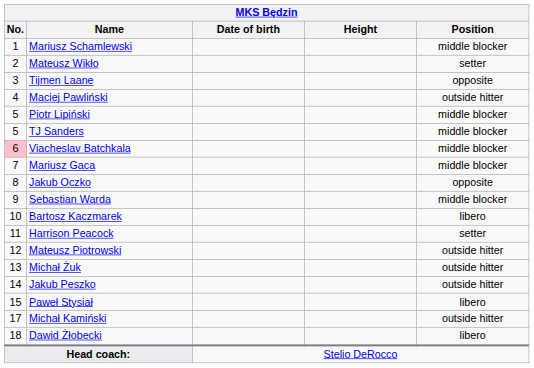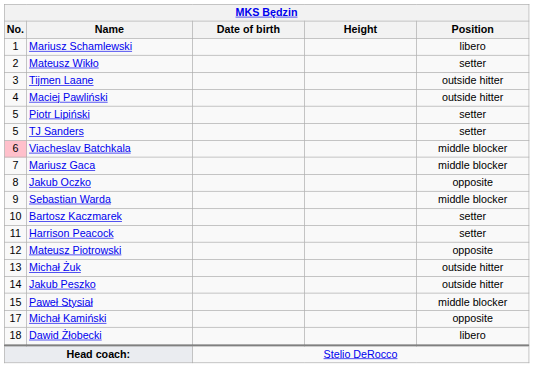(473, 47) middle blocker -> (473, 47) libero
(473, 81) opposite -> (473, 81) outside hitter
(473, 115) middle blocker -> (473, 115) setter
(473, 132) middle blocker -> (473, 132) setter
(473, 217) libero -> (473, 217) setter
(473, 251) outside hitter -> (473, 251) opposite
(473, 302) libero -> (473, 302) middle blocker
(473, 319) outside hitter -> (473, 319) opposite
